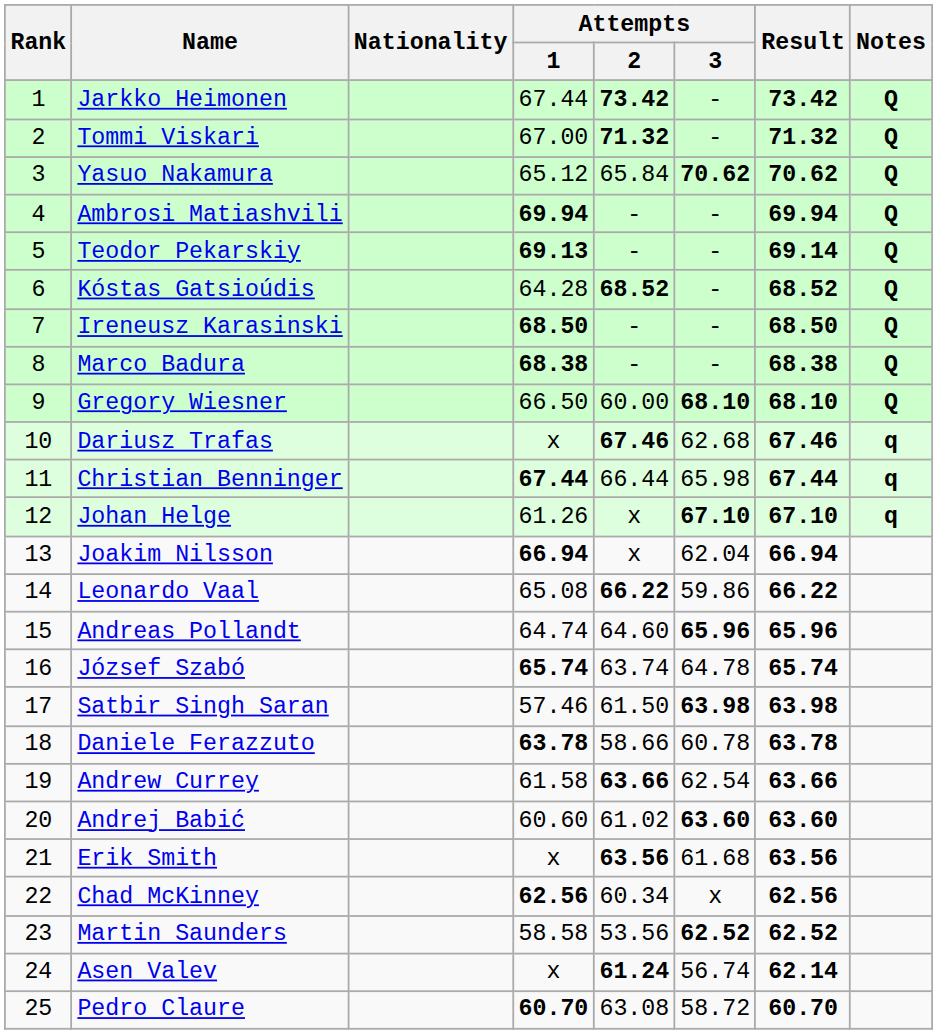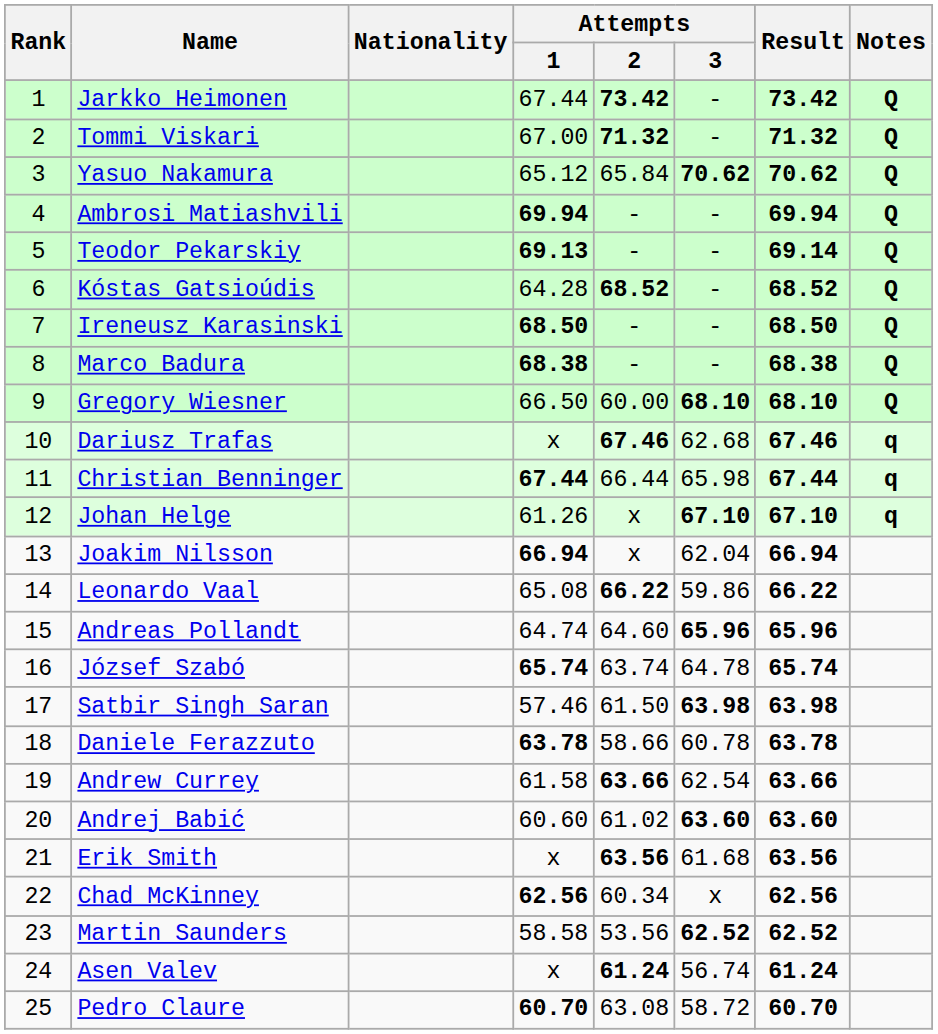(803, 972) 62.14 -> (803, 972) 61.24
